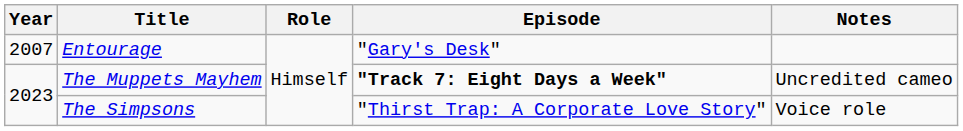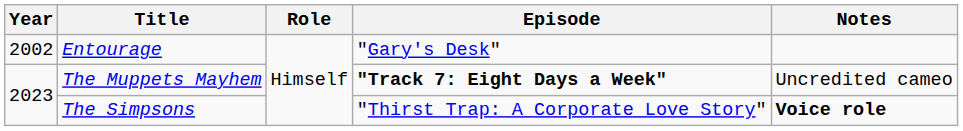(31, 50) 2007 -> (31, 50) 2002
(831, 110) normal -> (831, 110) bold
